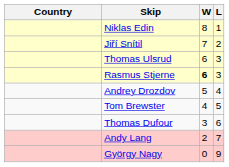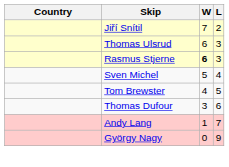- row: (129, 28)
- row: (140, 91)
+ row: (131, 75)
(205, 138) 2 -> (205, 122) 1
